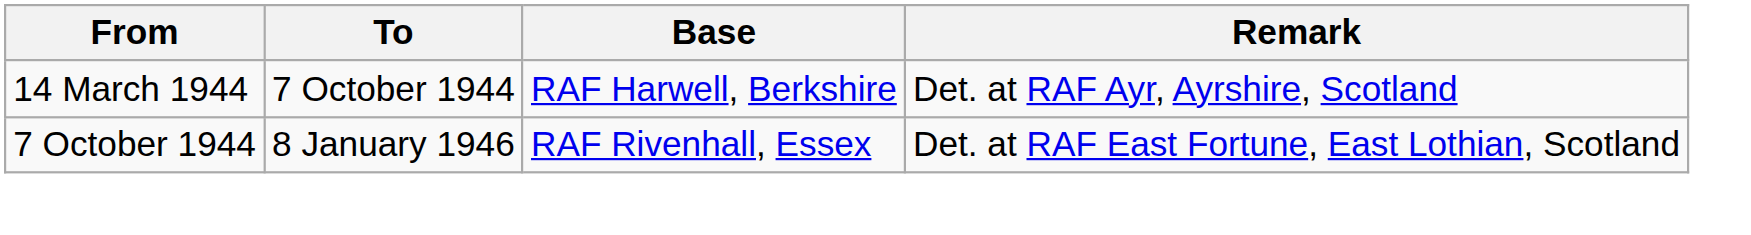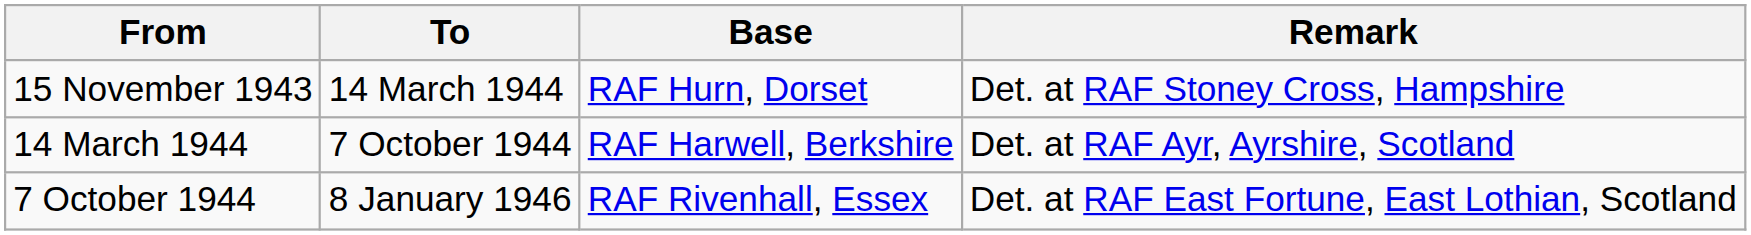+ row: (163, 88)
